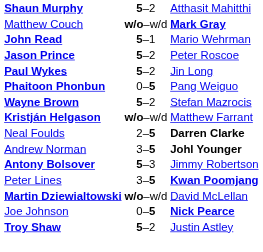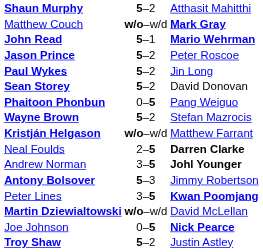(210, 39) normal -> (213, 39) bold
+ row: (37, 86)
